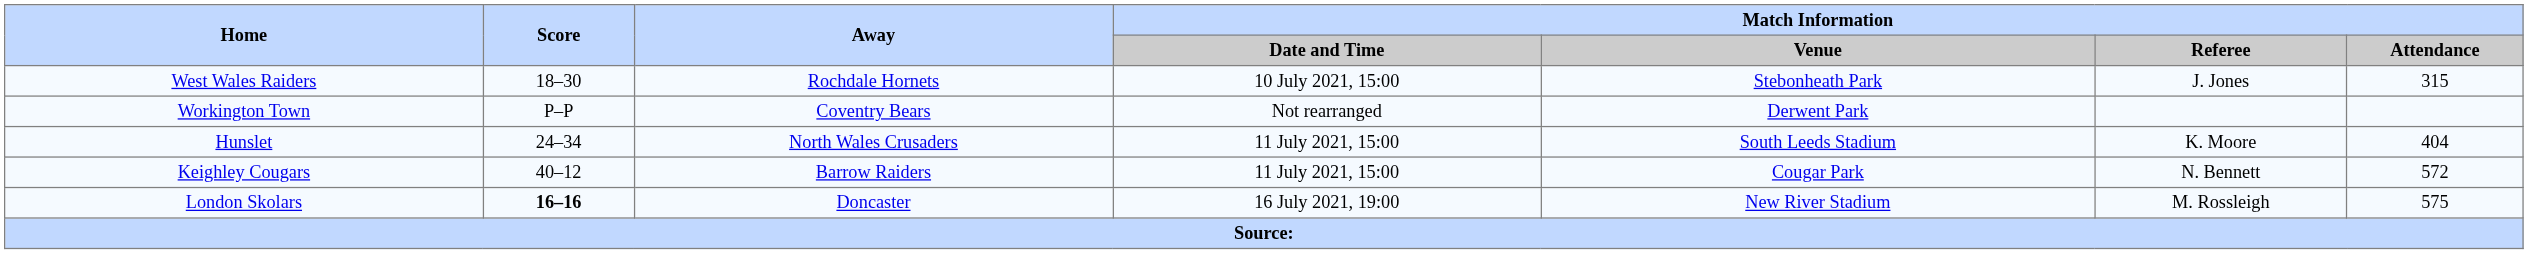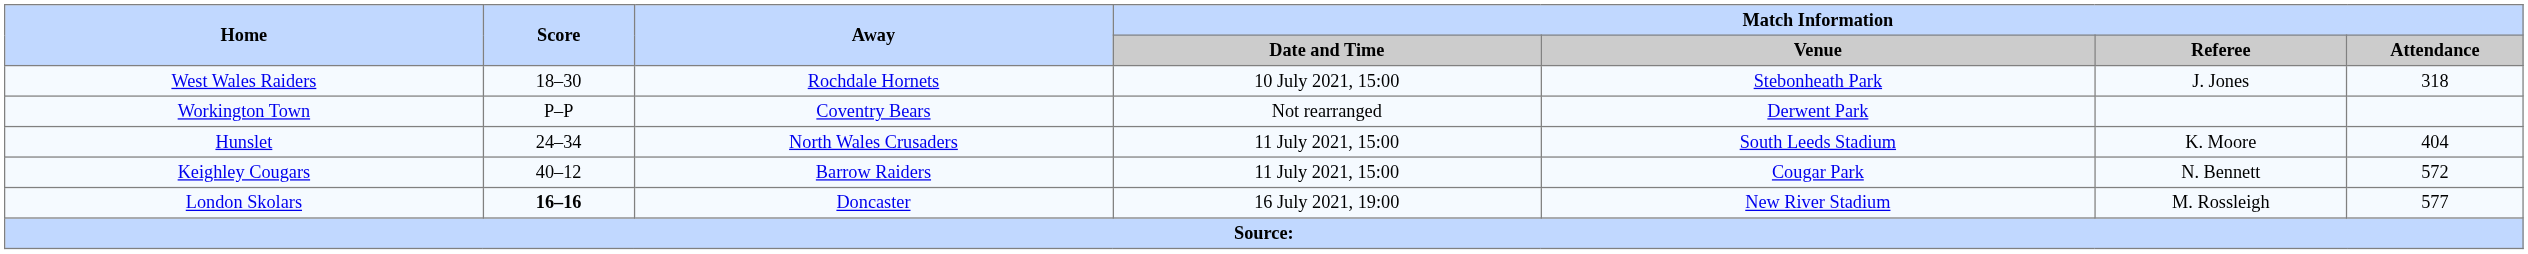(2435, 80) 315 -> (2435, 80) 318
(2435, 202) 575 -> (2435, 202) 577
